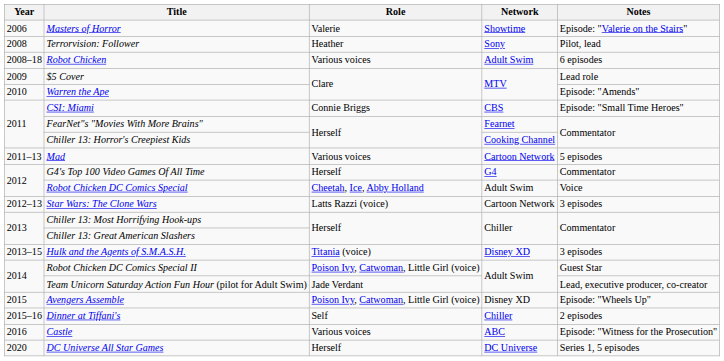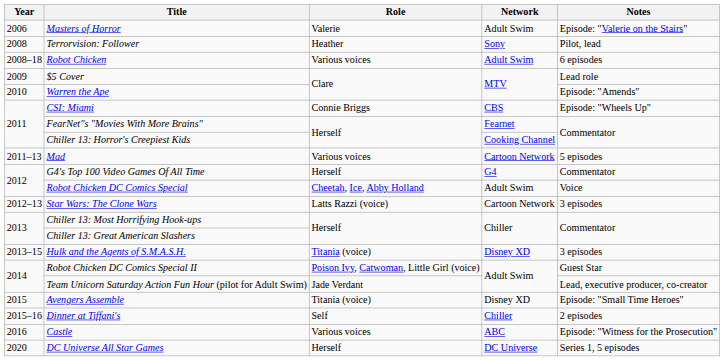(505, 28) Showtime -> (509, 28) Adult Swim
(622, 108) Episode: "Small Time Heroes" -> (605, 108) Episode: "Wheels Up"
(396, 300) Poison Ivy, Catwoman, Little Girl (voice) -> (341, 300) Titania (voice)
(605, 300) Episode: "Wheels Up" -> (622, 300) Episode: "Small Time Heroes"
